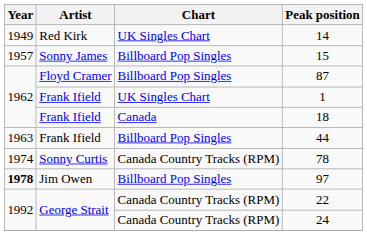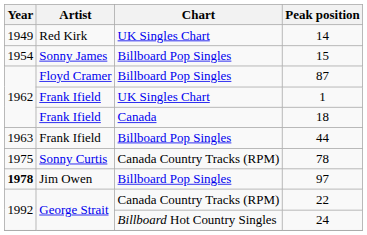(20, 55) 1957 -> (20, 55) 1954
(20, 158) 1974 -> (20, 158) 1975
(198, 220) Canada Country Tracks (RPM) -> (197, 220) Billboard Hot Country Singles
